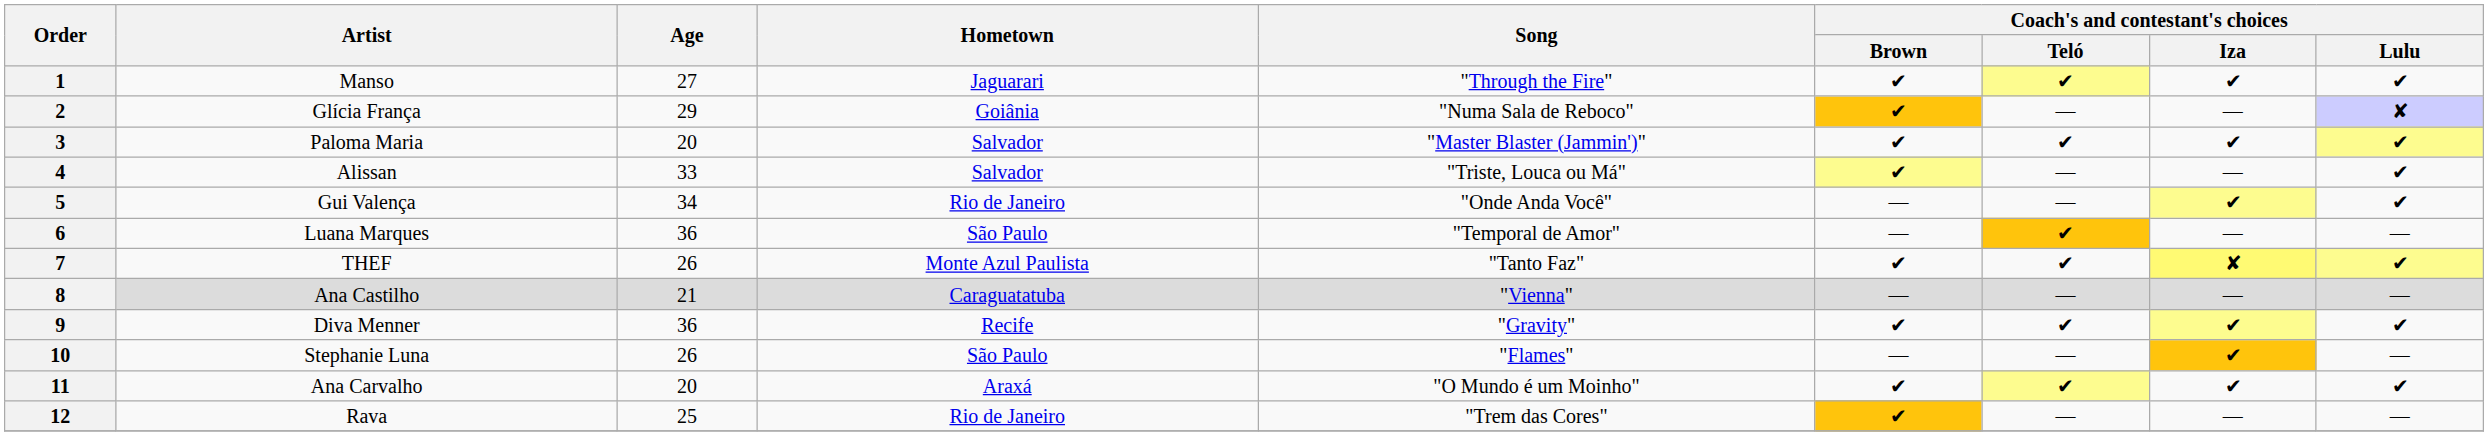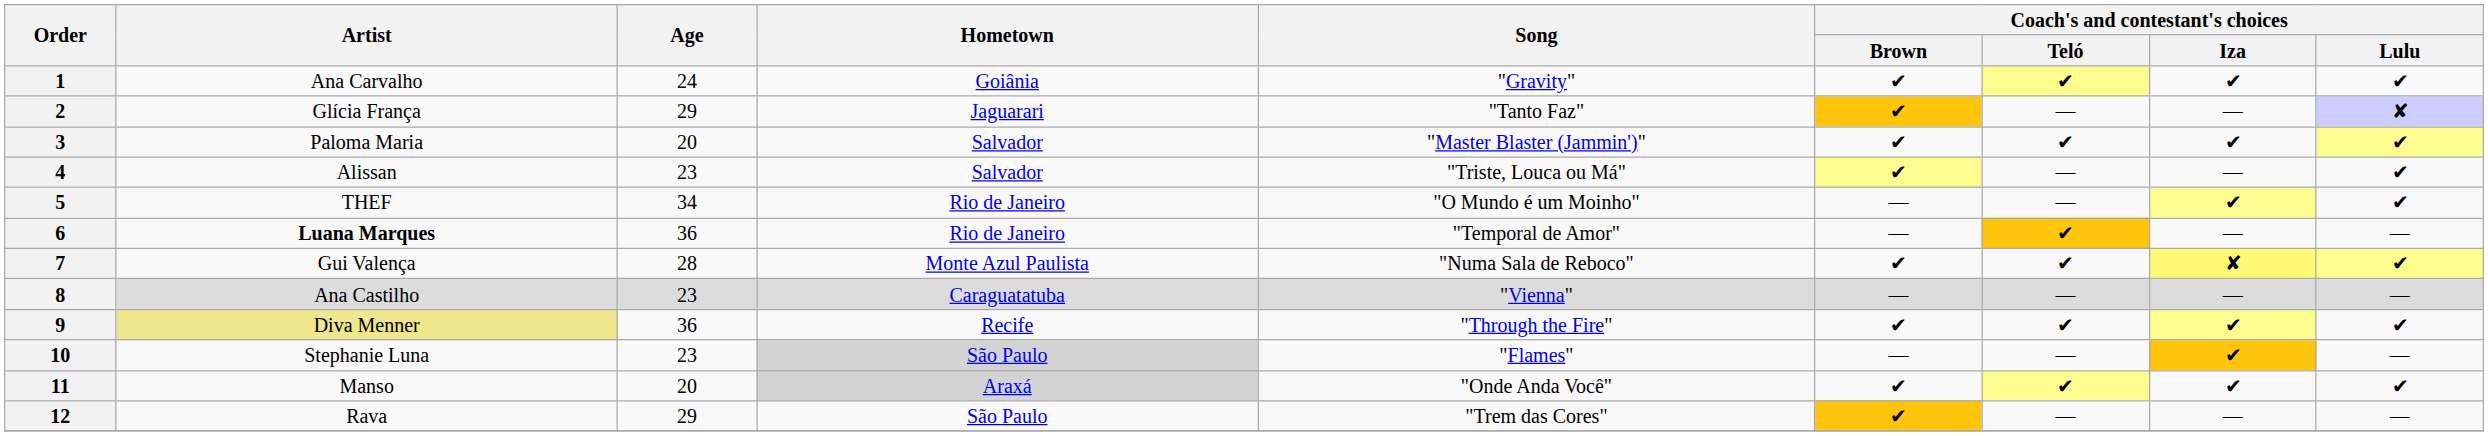(367, 81) Manso -> (367, 81) Ana Carvalho
(687, 81) 27 -> (687, 81) 24
(1007, 81) Jaguarari -> (1007, 81) Goiânia
(1536, 81) "Through the Fire" -> (1536, 81) "Gravity"
(1007, 111) Goiânia -> (1007, 111) Jaguarari
(1536, 111) "Numa Sala de Reboco" -> (1536, 111) "Tanto Faz"
(687, 172) 33 -> (687, 172) 23
(367, 203) Gui Valença -> (367, 203) THEF
(1536, 203) "Onde Anda Você" -> (1536, 203) "O Mundo é um Moinho"
(367, 233) normal -> (367, 233) bold
(1007, 233) São Paulo -> (1007, 233) Rio de Janeiro
(367, 264) THEF -> (367, 264) Gui Valença
(687, 264) 26 -> (687, 264) 28
(1536, 264) "Tanto Faz" -> (1536, 264) "Numa Sala de Reboco"
(687, 294) 21 -> (687, 294) 23
(367, 325) no background -> (367, 325) khaki background
(1536, 325) "Gravity" -> (1536, 325) "Through the Fire"
(687, 355) 26 -> (687, 355) 23
(1007, 355) no background -> (1007, 355) lightgrey background
(367, 385) Ana Carvalho -> (367, 385) Manso
(1007, 385) no background -> (1007, 385) lightgrey background
(1536, 385) "O Mundo é um Moinho" -> (1536, 385) "Onde Anda Você"
(687, 416) 25 -> (687, 416) 29
(1007, 416) Rio de Janeiro -> (1007, 416) São Paulo
